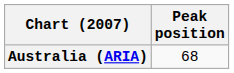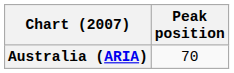(190, 57) 68 -> (190, 57) 70
